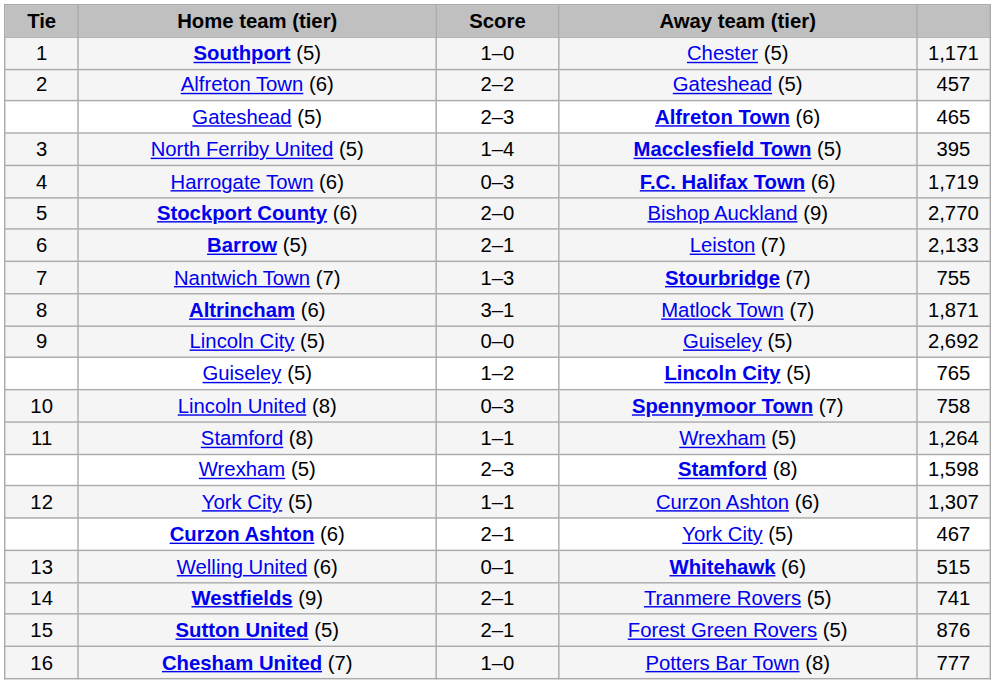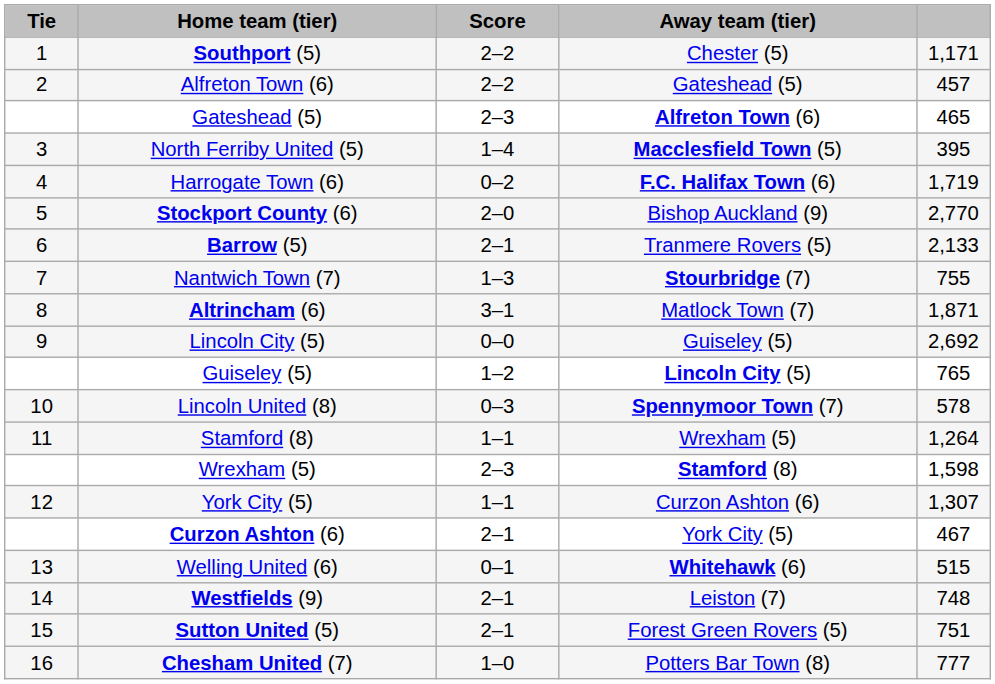(497, 53) 1–0 -> (497, 53) 2–2
(497, 182) 0–3 -> (497, 182) 0–2
(738, 246) Leiston (7) -> (738, 246) Tranmere Rovers (5)
(953, 406) 758 -> (953, 406) 578
(738, 599) Tranmere Rovers (5) -> (738, 599) Leiston (7)
(953, 599) 741 -> (953, 599) 748
(953, 631) 876 -> (953, 631) 751
